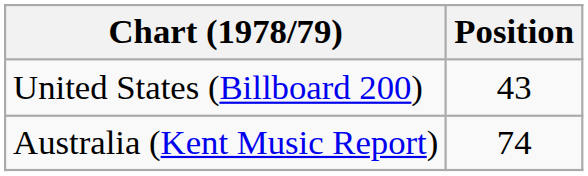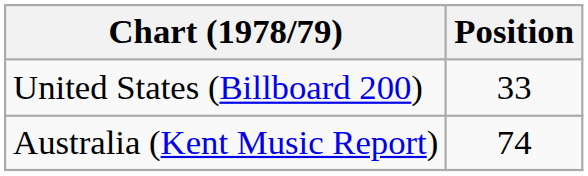(514, 87) 43 -> (514, 87) 33
